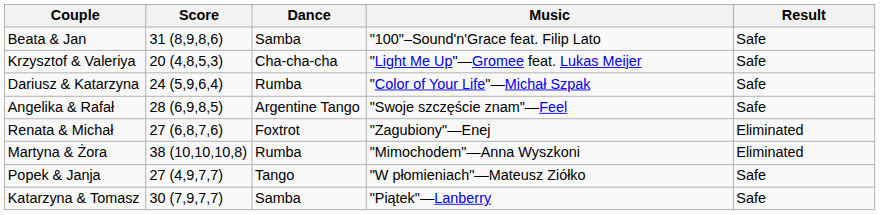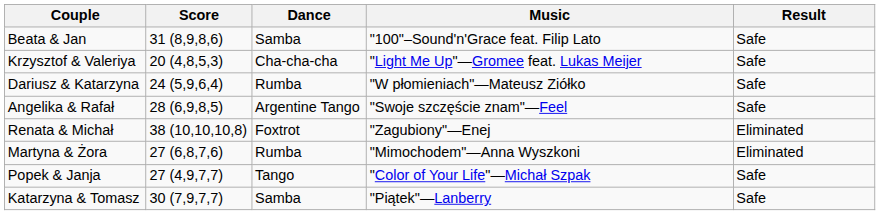(480, 84) "Color of Your Life"—Michał Szpak -> (478, 84) "W płomieniach"—Mateusz Ziółko
(186, 130) 27 (6,8,7,6) -> (198, 130) 38 (10,10,10,8)
(198, 152) 38 (10,10,10,8) -> (186, 152) 27 (6,8,7,6)
(478, 175) "W płomieniach"—Mateusz Ziółko -> (480, 175) "Color of Your Life"—Michał Szpak
